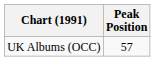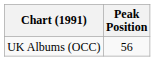(127, 46) 57 -> (127, 46) 56
